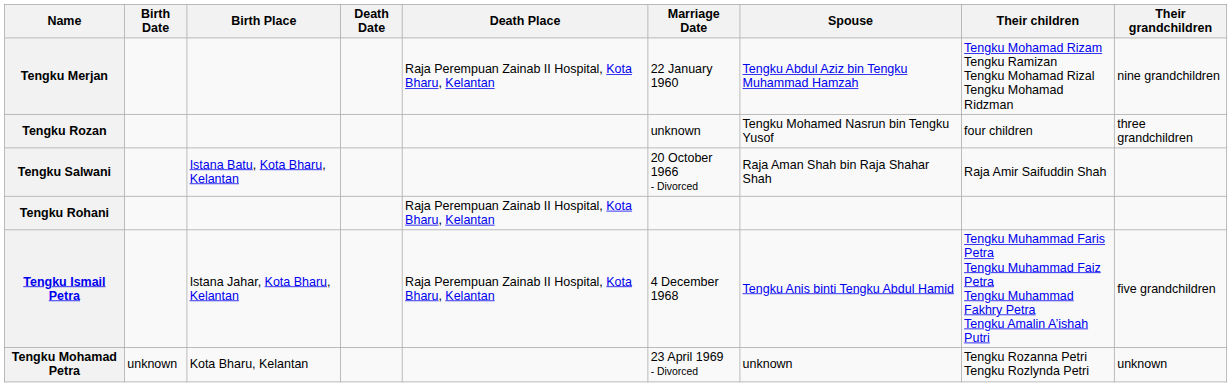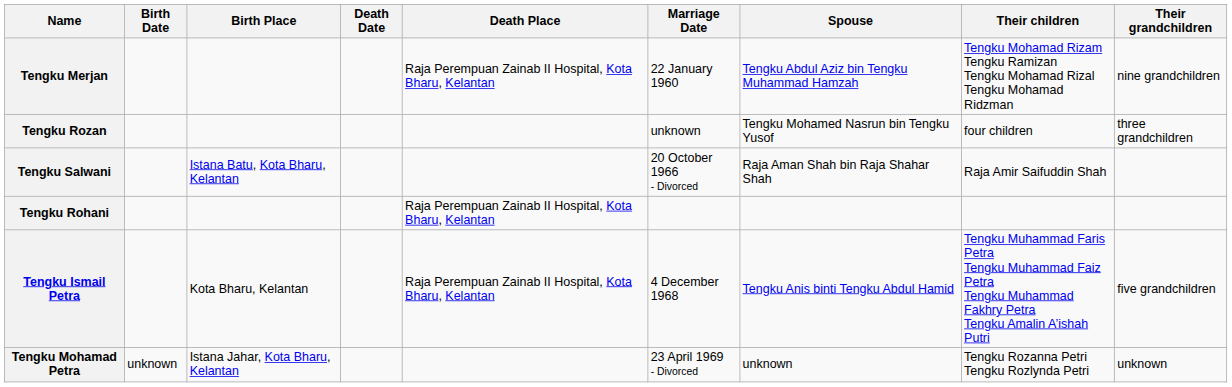(260, 288) Istana Jahar, Kota Bharu, Kelantan -> (249, 288) Kota Bharu, Kelantan
(249, 364) Kota Bharu, Kelantan -> (260, 364) Istana Jahar, Kota Bharu, Kelantan
